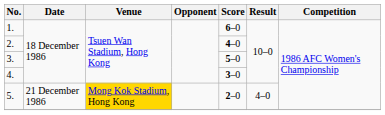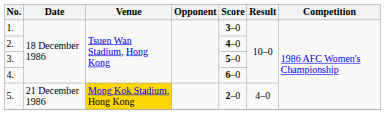(233, 28) 6–0 -> (233, 28) 3–0
(233, 75) 3–0 -> (233, 75) 6–0
